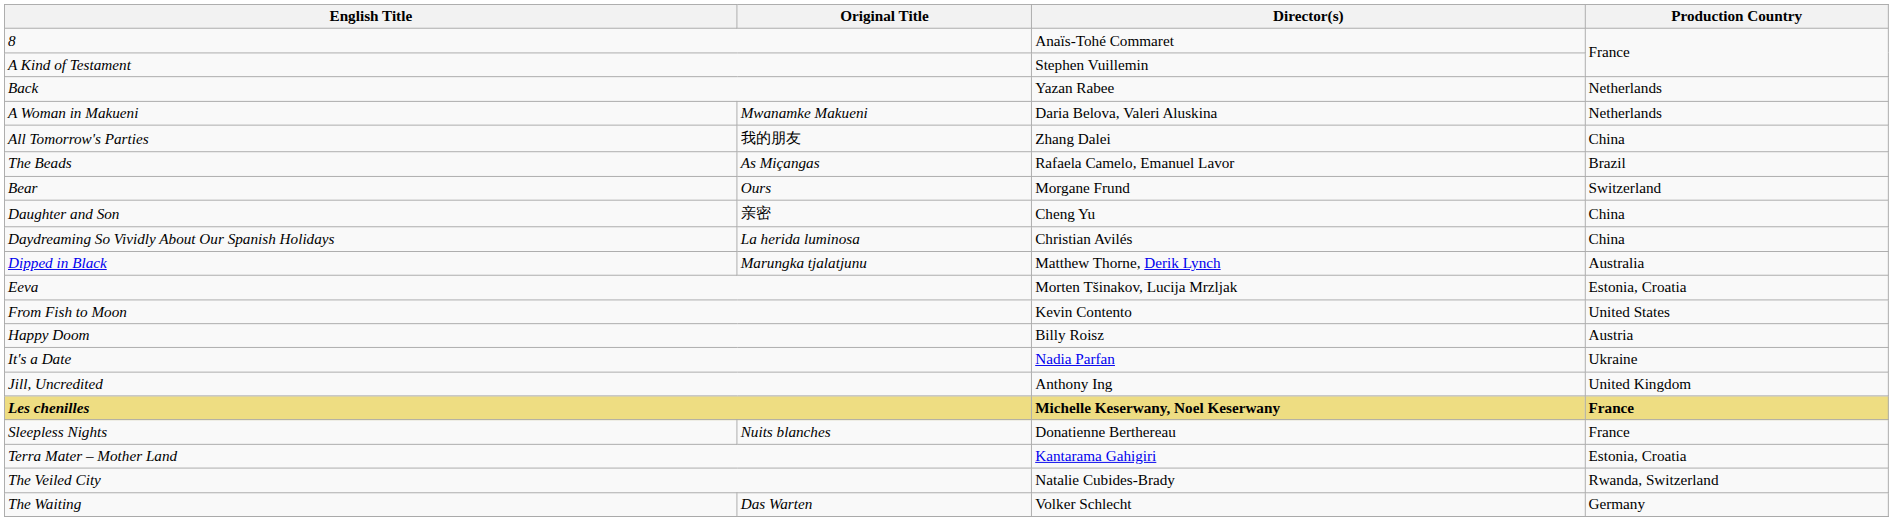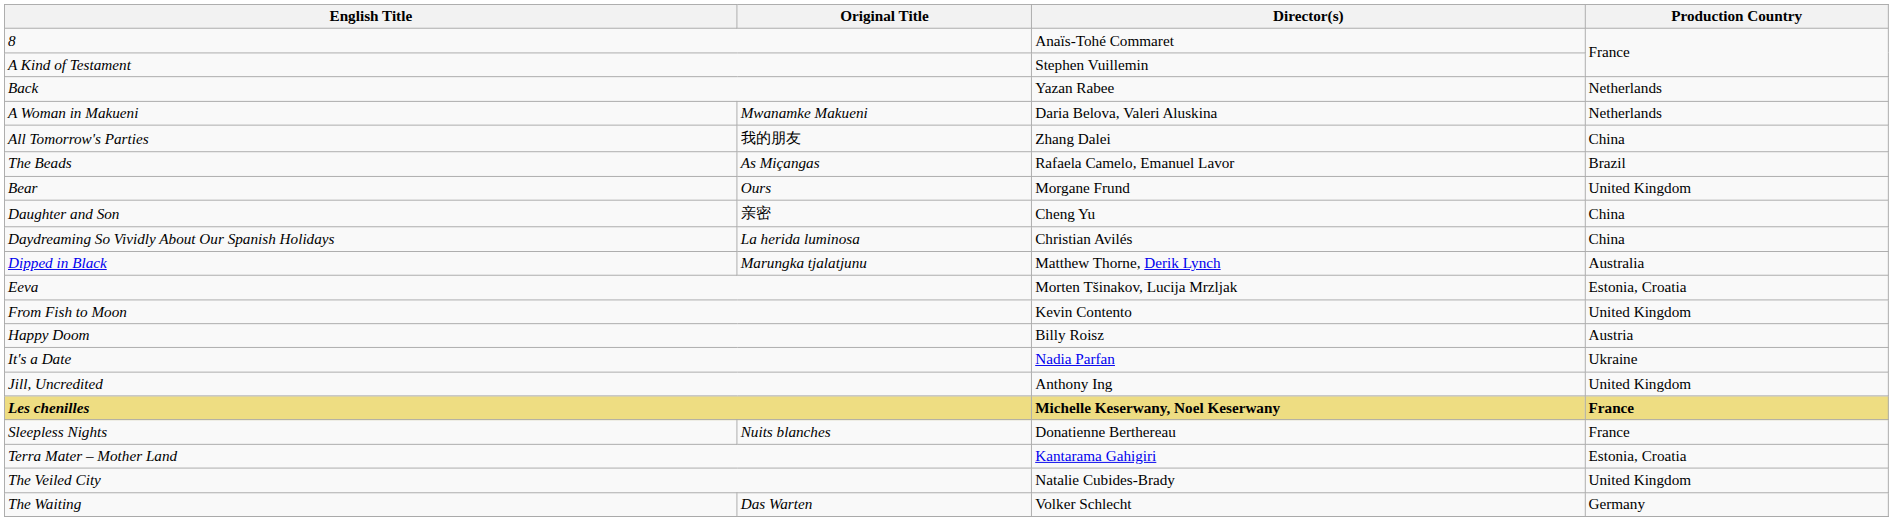(1625, 188) Switzerland -> (1640, 188) United Kingdom
(1629, 311) United States -> (1640, 311) United Kingdom
(1654, 480) Rwanda, Switzerland -> (1640, 480) United Kingdom
